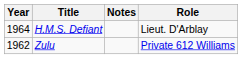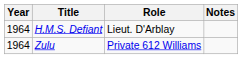columns swapped: (188, 12) <-> (122, 12)
(18, 45) 1962 -> (18, 45) 1964
